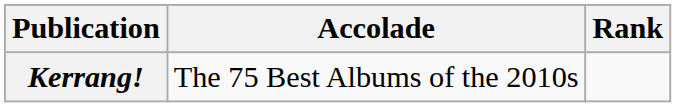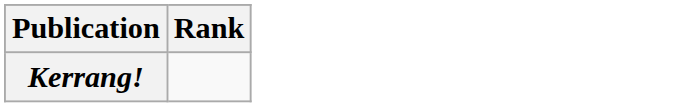- column: (376, 28)
